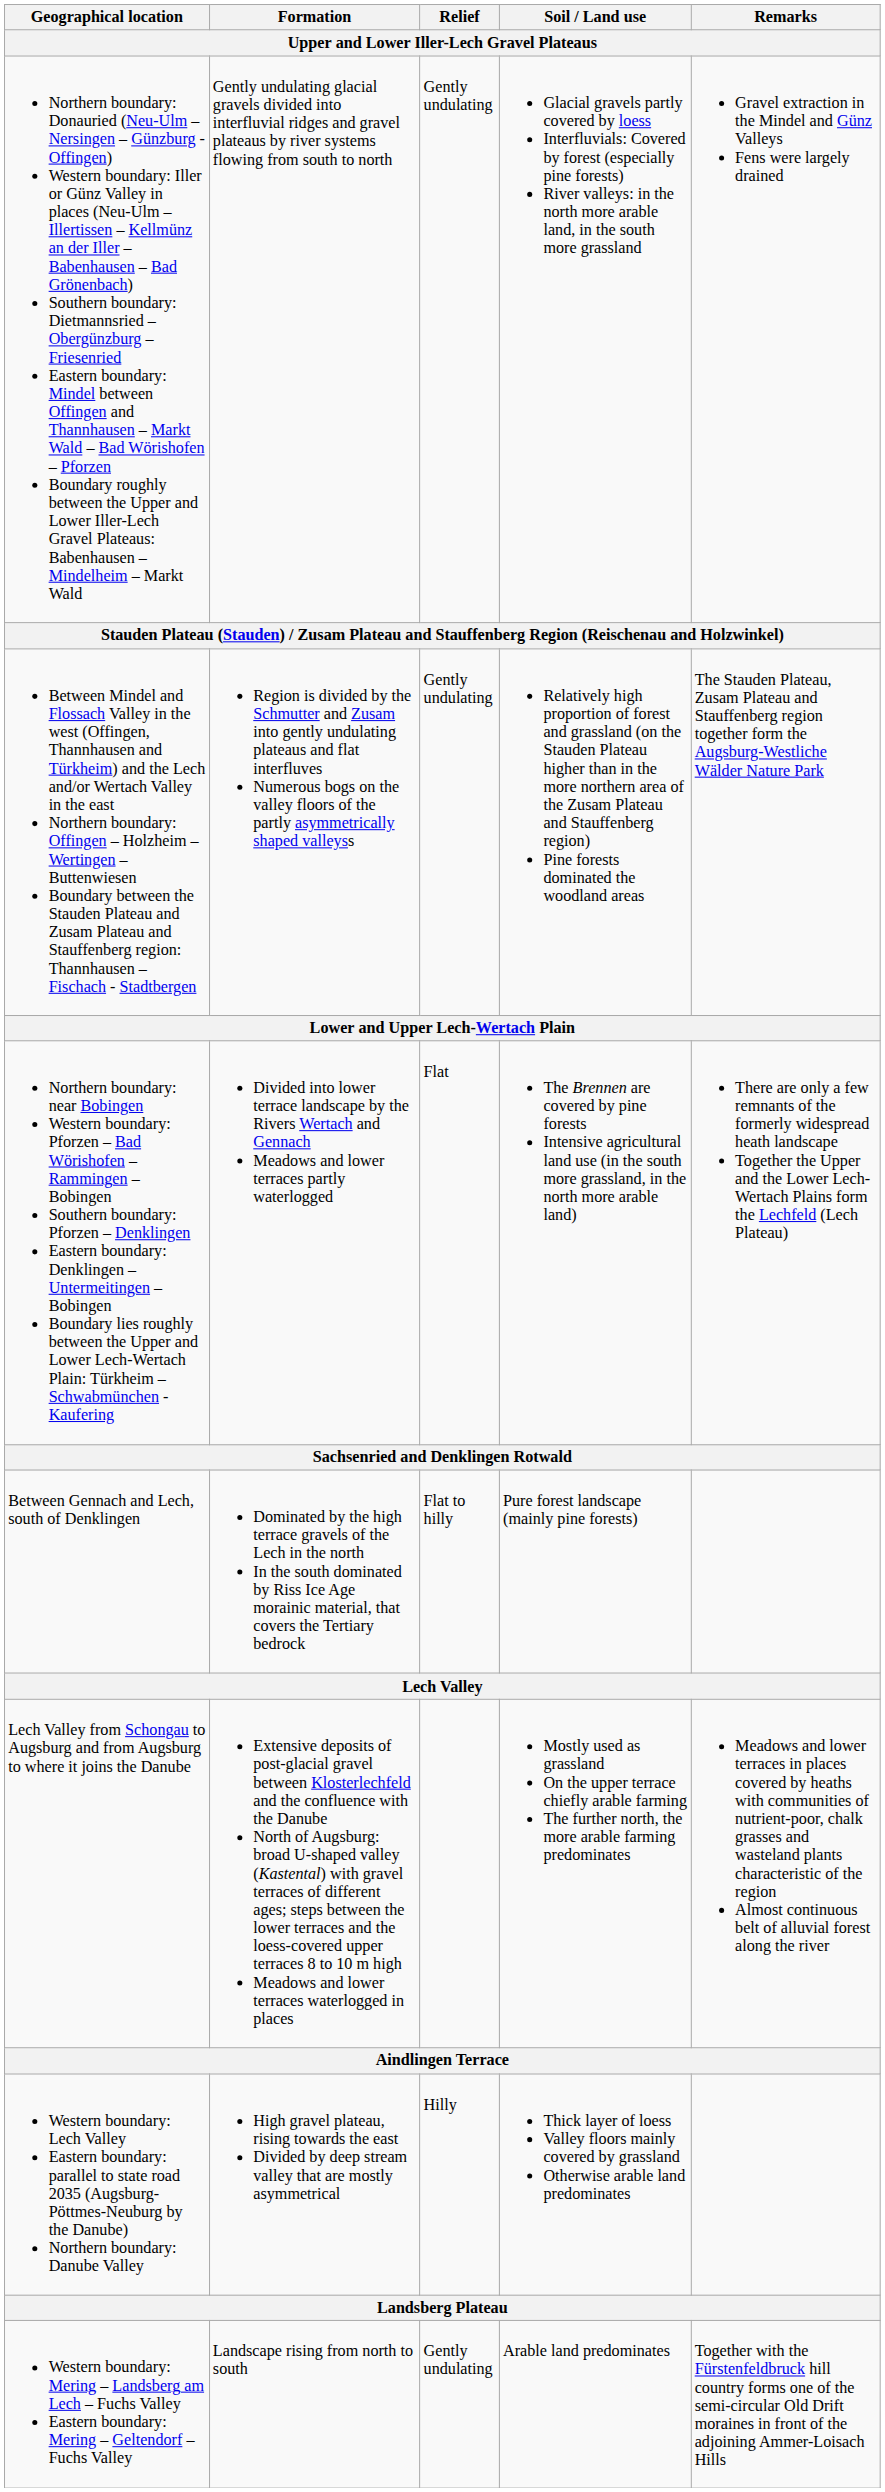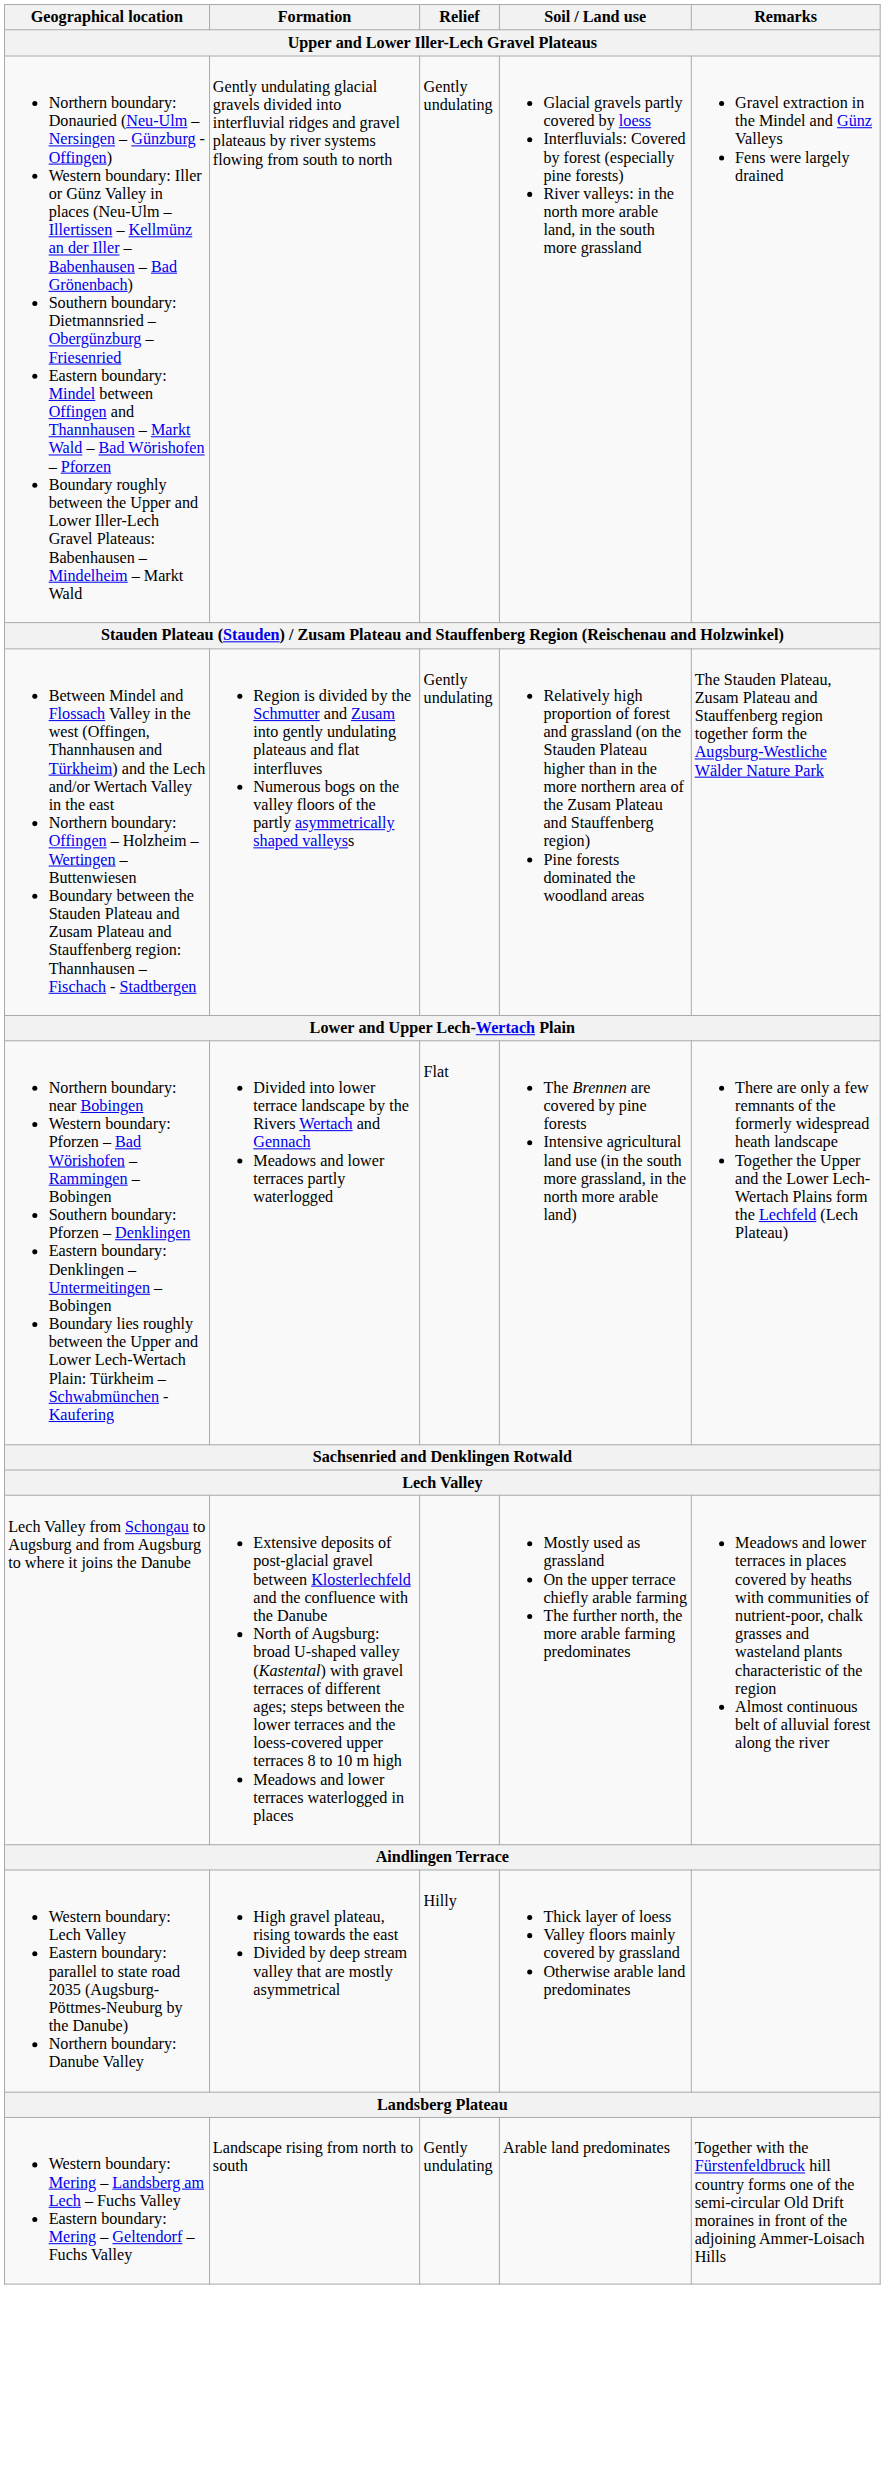- row: (101, 1510)
